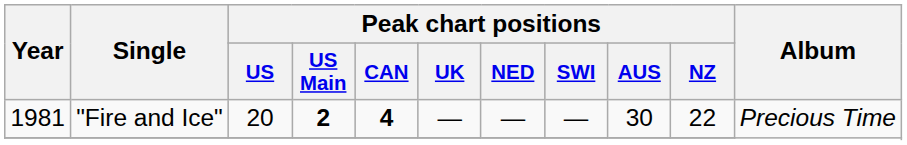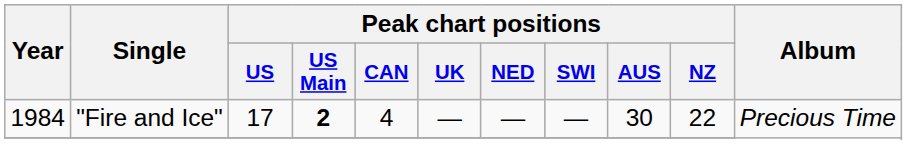(38, 118) 1981 -> (38, 118) 1984
(260, 118) 20 -> (260, 118) 17
(386, 118) bold -> (386, 118) normal
